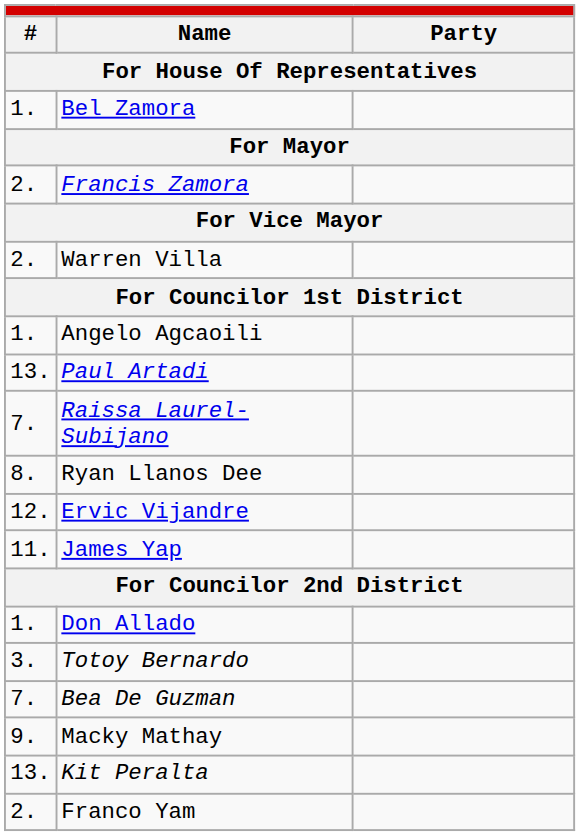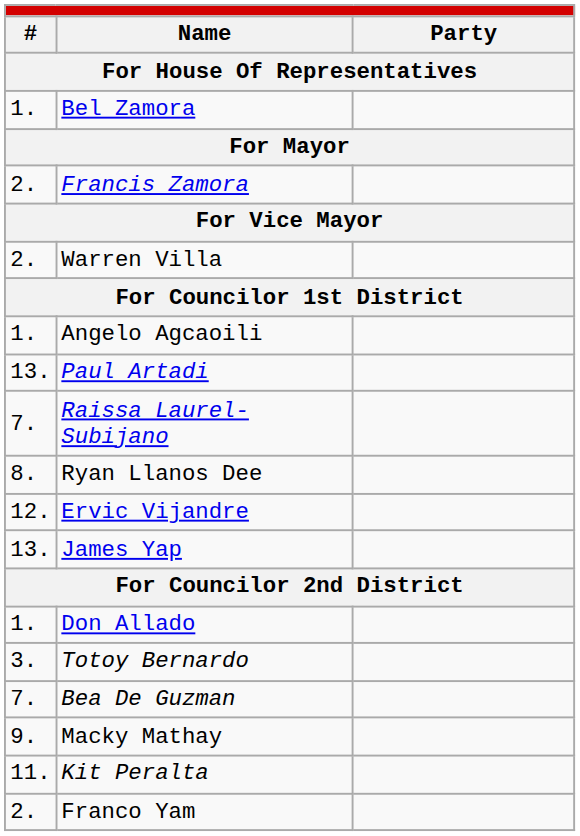(30, 549) 11. -> (30, 549) 13.
(30, 774) 13. -> (30, 774) 11.
